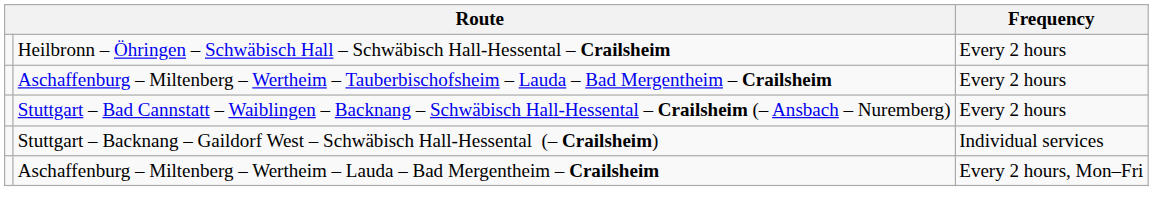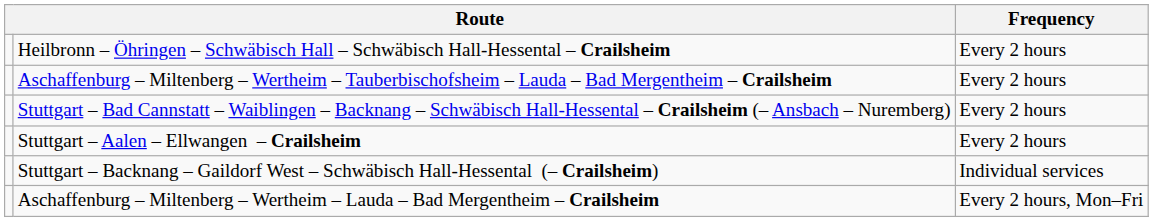+ row: (189, 140)
